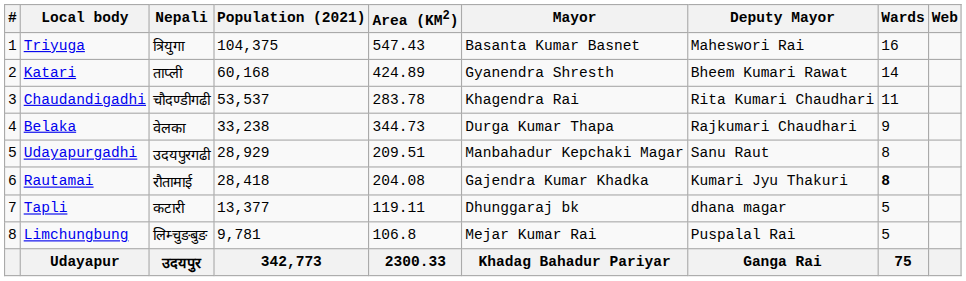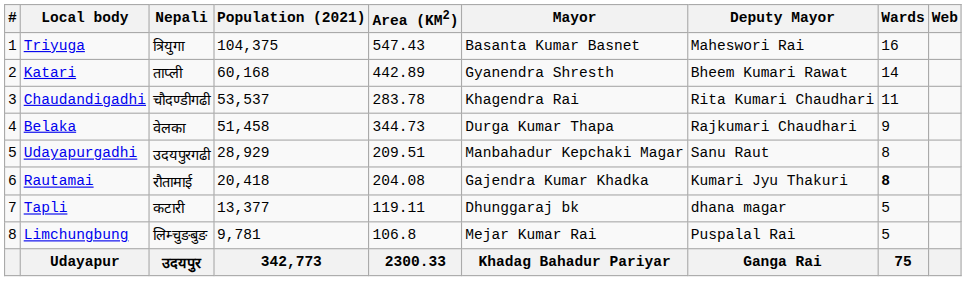(399, 73) 424.89 -> (399, 73) 442.89
(243, 127) 33,238 -> (243, 127) 51,458
(243, 181) 28,418 -> (243, 181) 20,418
